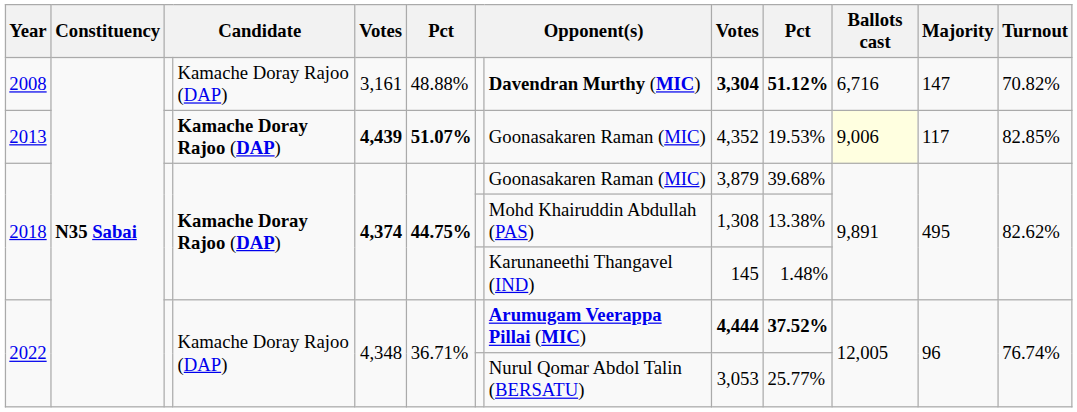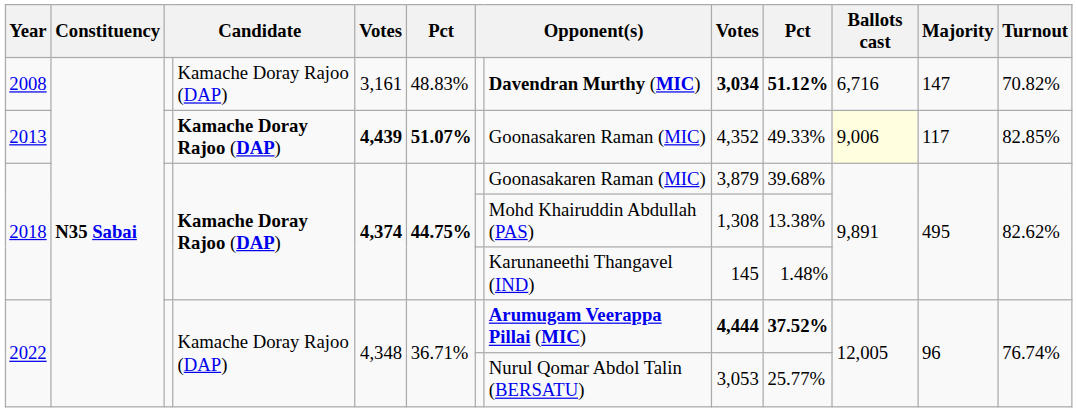(440, 83) 48.88% -> (440, 83) 48.83%
(738, 83) 3,304 -> (738, 83) 3,034
(796, 136) 19.53% -> (796, 136) 49.33%
